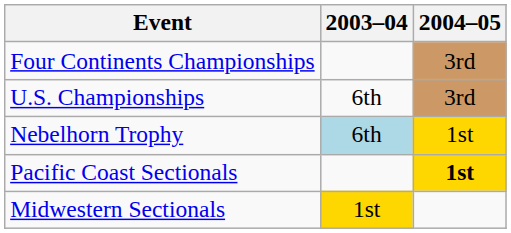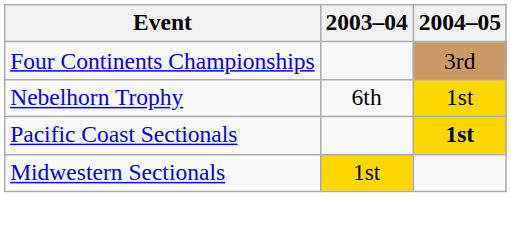- row: (107, 97)
(367, 135) lightblue background -> (367, 97) no background
